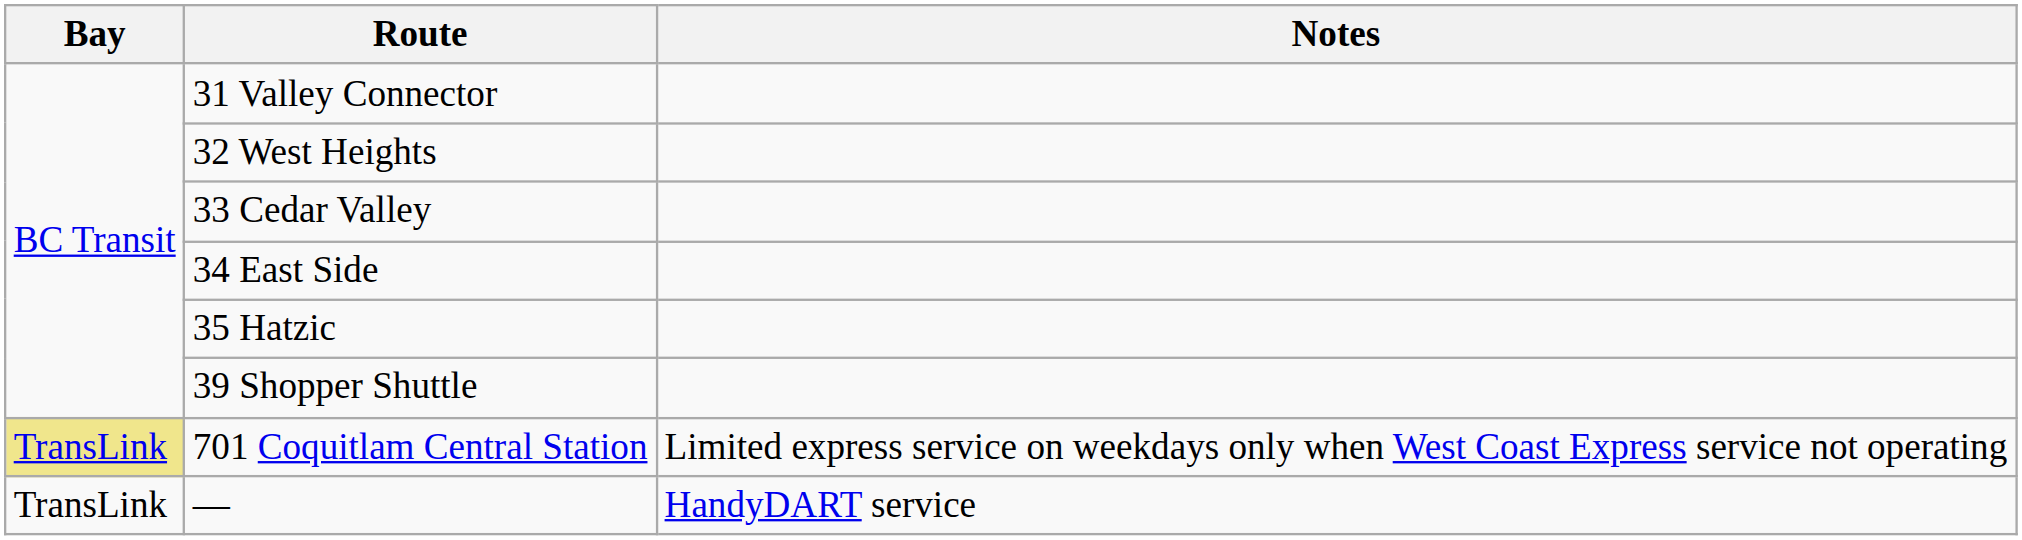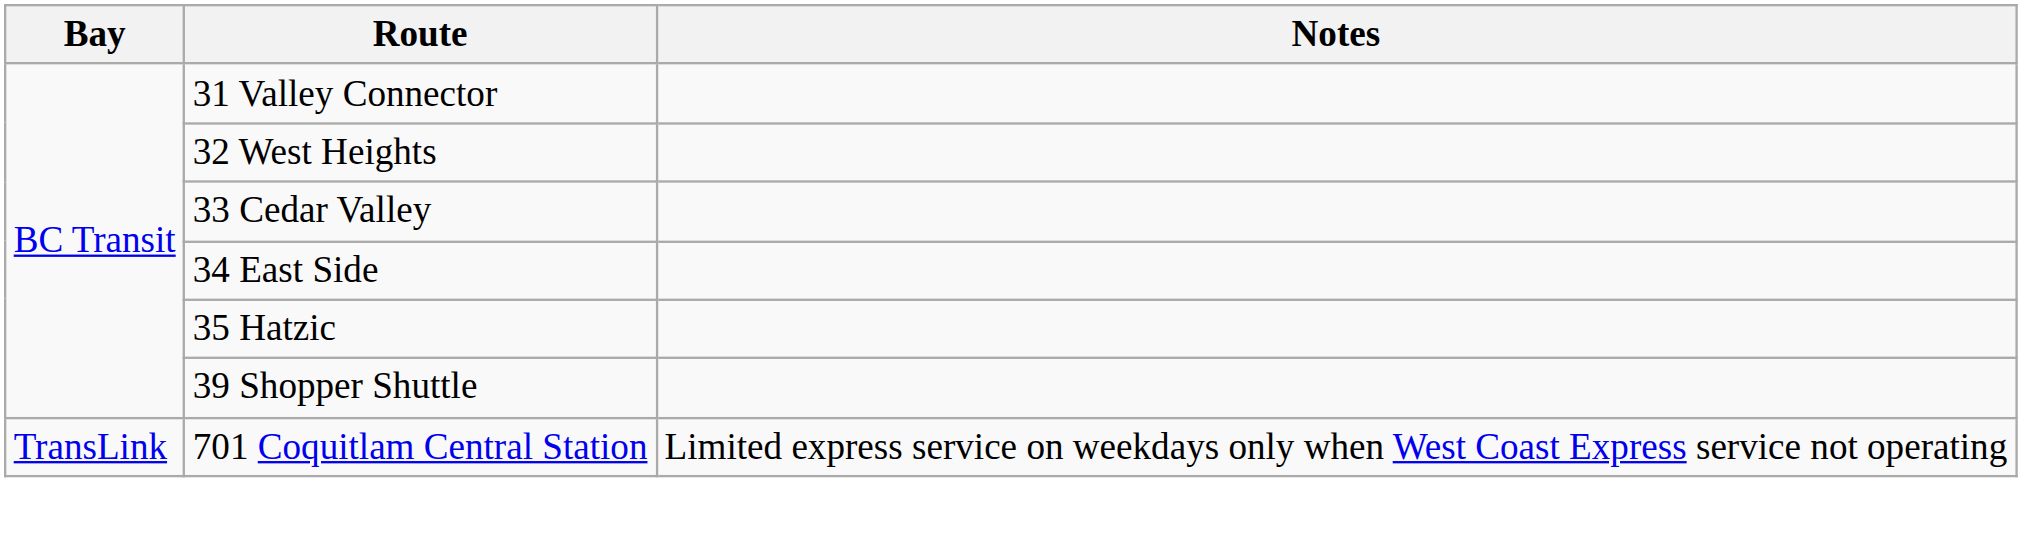(90, 446) khaki background -> (90, 446) no background
- row: (211, 504)
